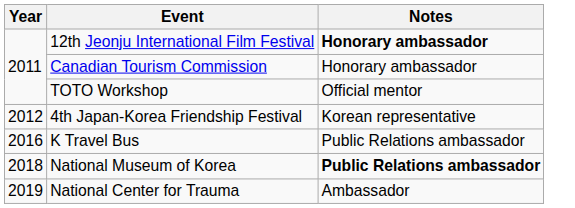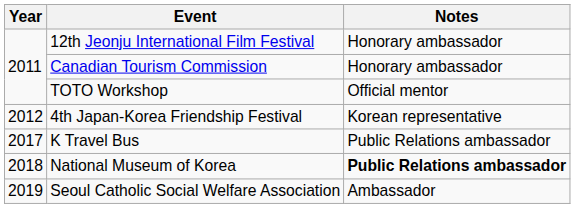(405, 41) bold -> (425, 41) normal
(26, 141) 2016 -> (26, 141) 2017
+ row: (195, 191)
- row: (145, 191)
